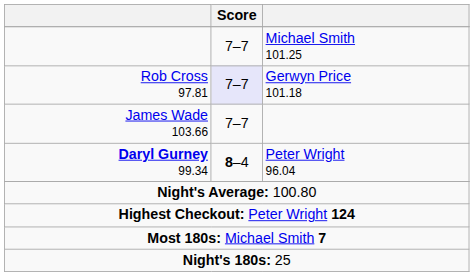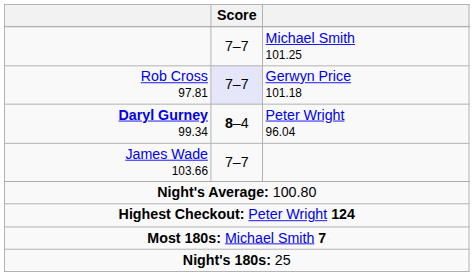rows swapped: (163, 162) <-> (167, 123)
